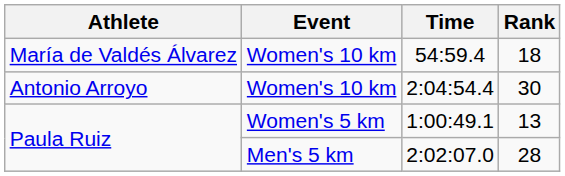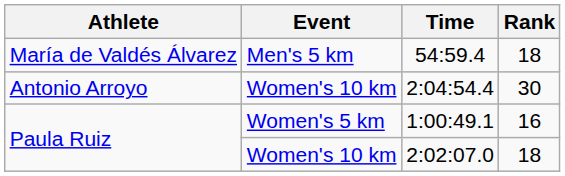(322, 55) Women's 10 km -> (300, 55) Men's 5 km
(529, 121) 13 -> (529, 121) 16
(300, 155) Men's 5 km -> (322, 155) Women's 10 km
(529, 155) 28 -> (529, 155) 18
